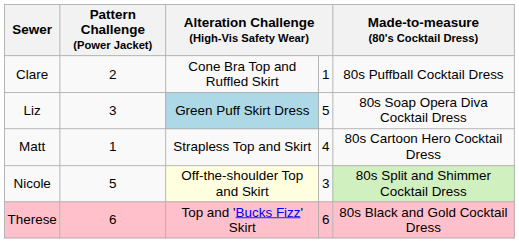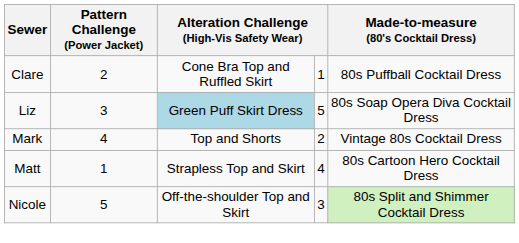+ row: (27, 139)
(242, 183) lightyellow background -> (236, 204) no background
- row: (32, 220)
